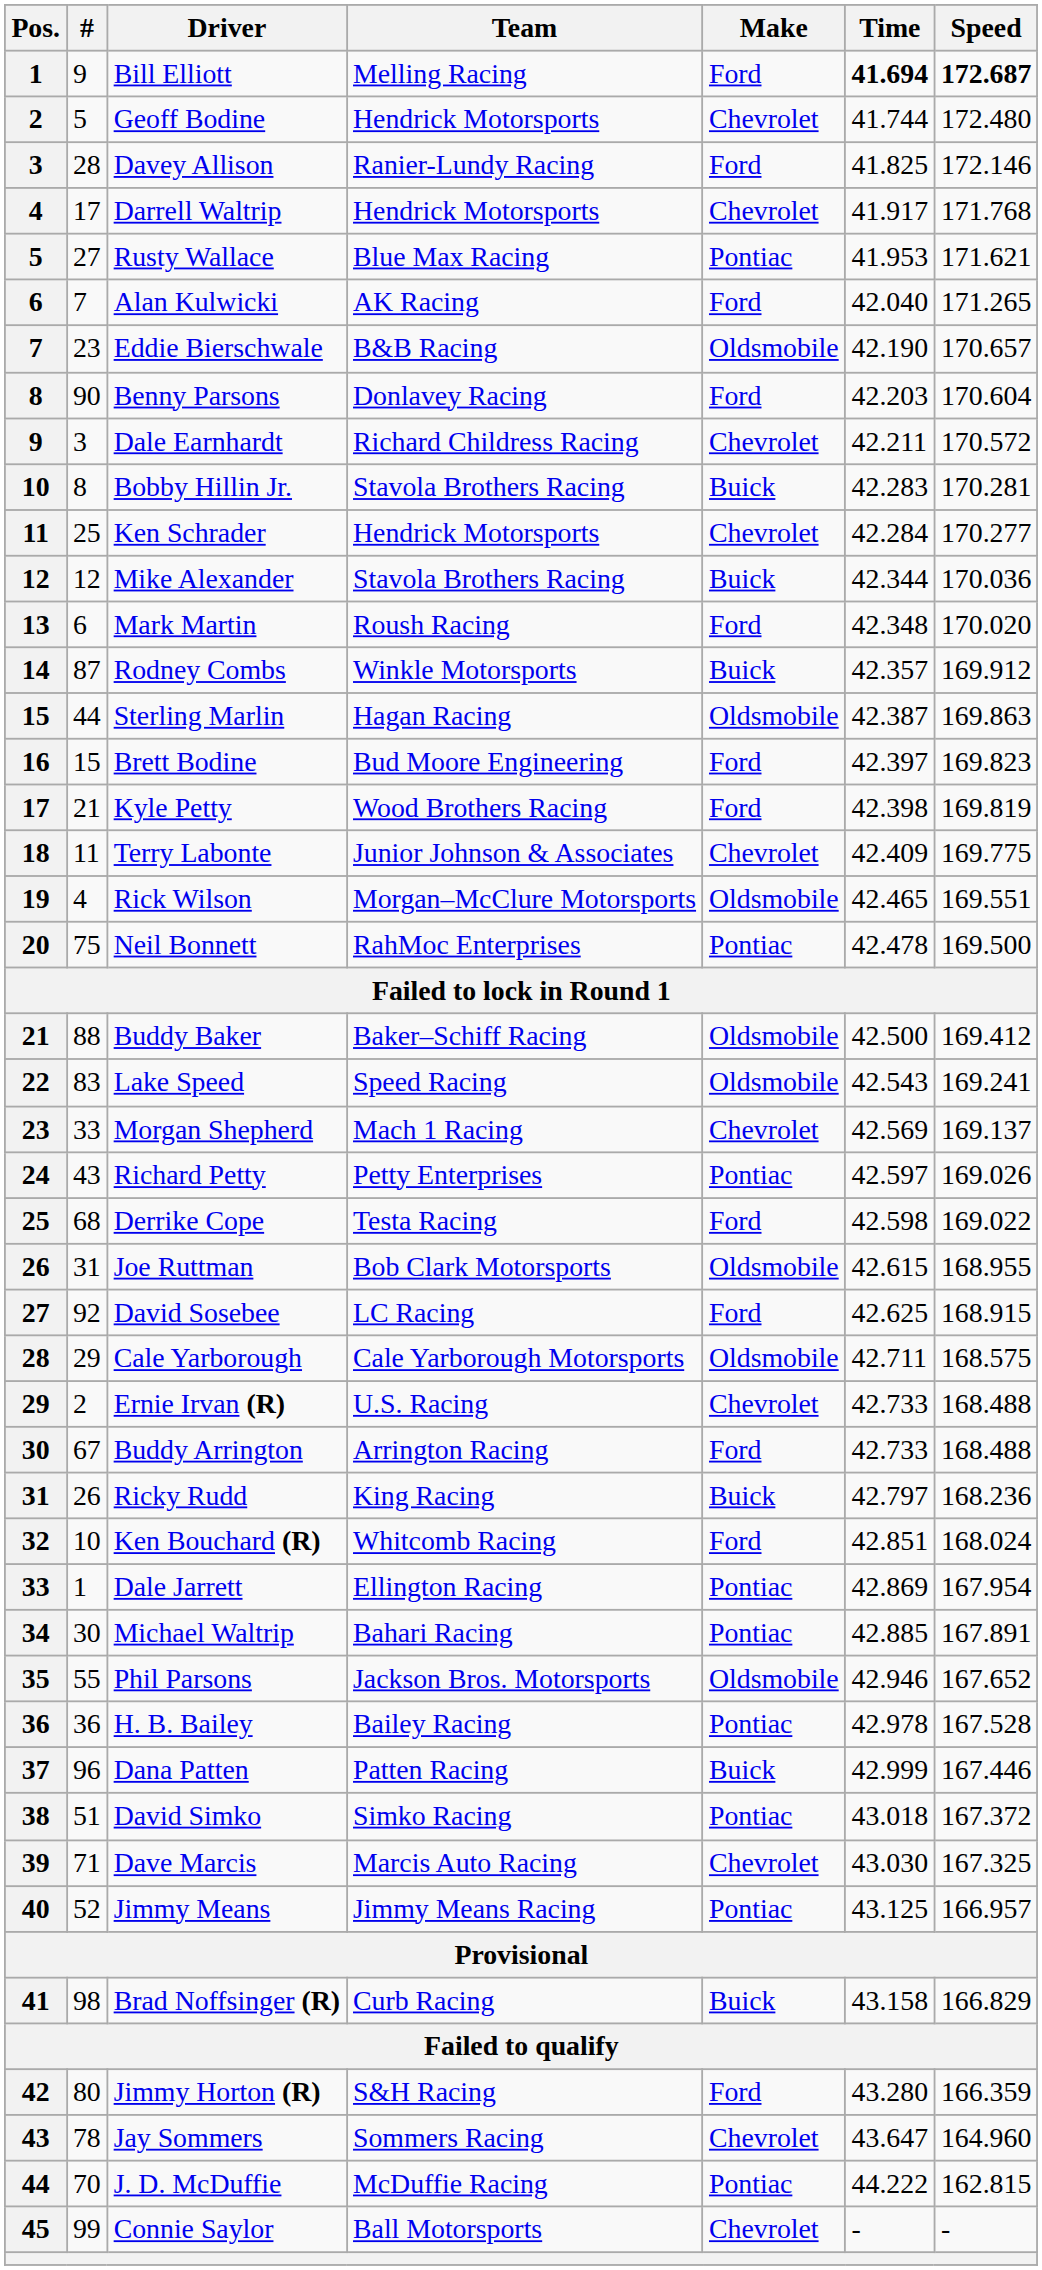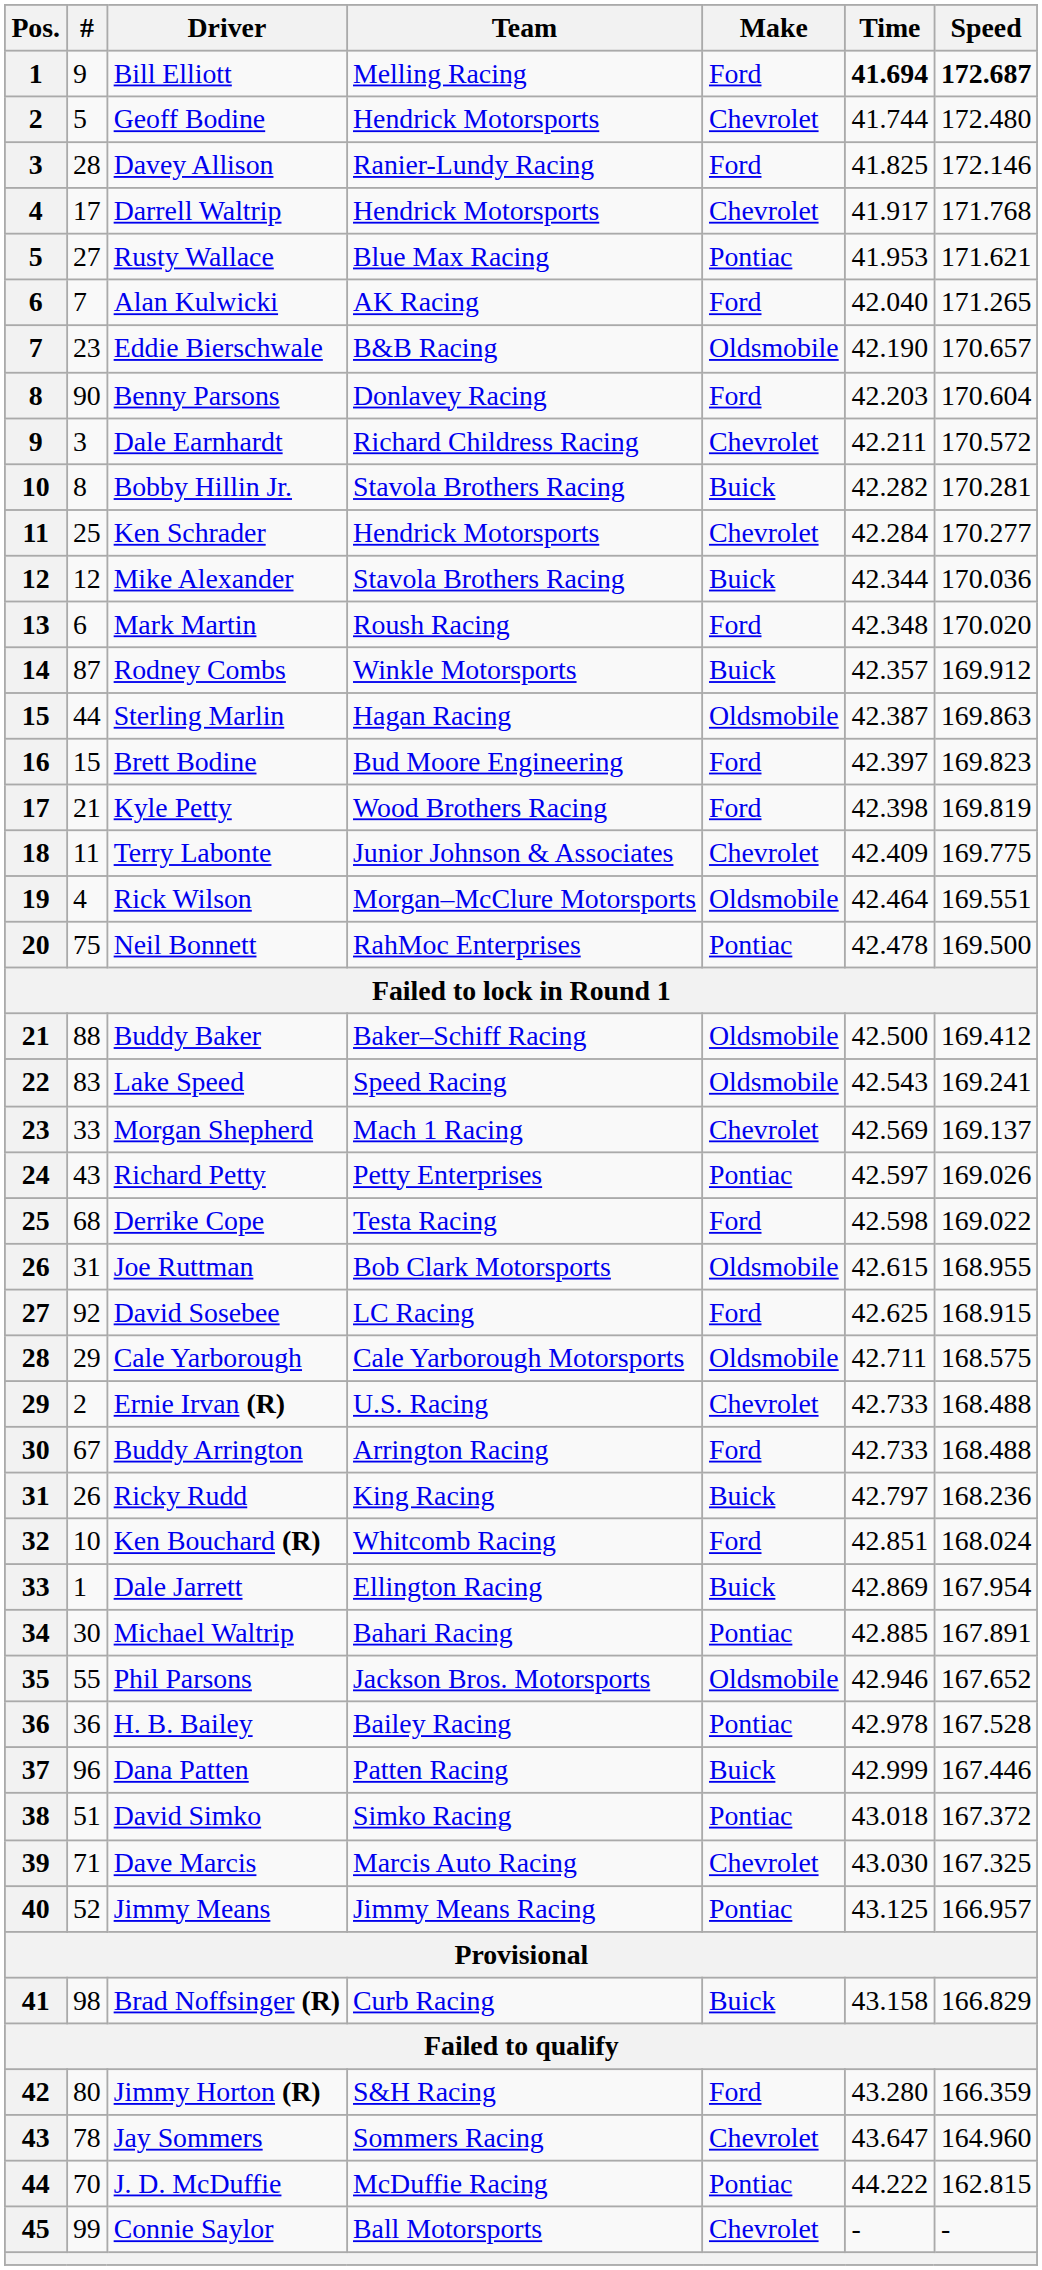(890, 486) 42.283 -> (890, 486) 42.282
(890, 899) 42.465 -> (890, 899) 42.464
(751, 1587) Pontiac -> (742, 1587) Buick
